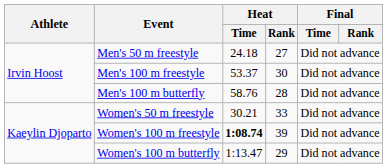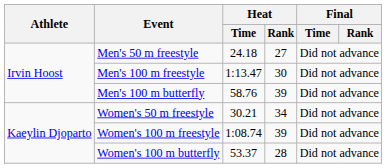(244, 73) 53.37 -> (244, 73) 1:13.47
(281, 93) 28 -> (281, 93) 39
(281, 113) 33 -> (281, 113) 34
(244, 133) bold -> (244, 133) normal
(244, 153) 1:13.47 -> (244, 153) 53.37
(281, 153) 29 -> (281, 153) 28
